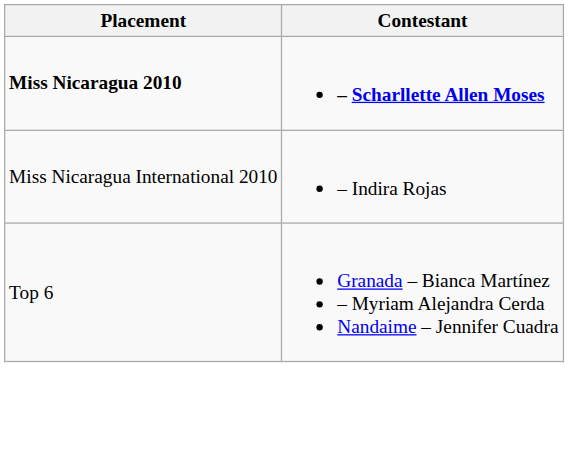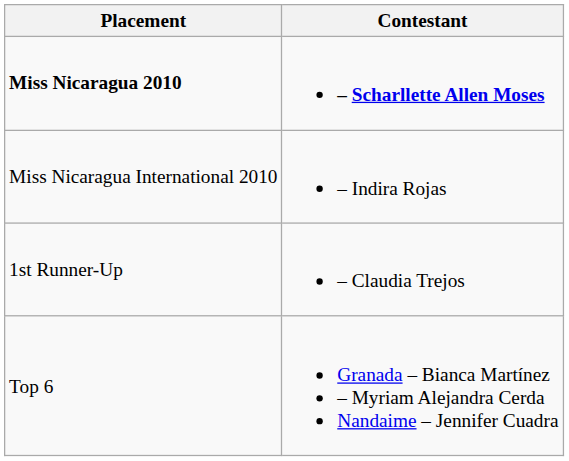+ row: (66, 269)
